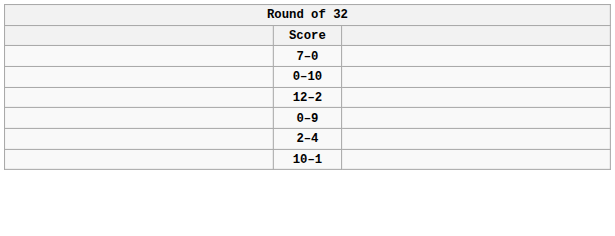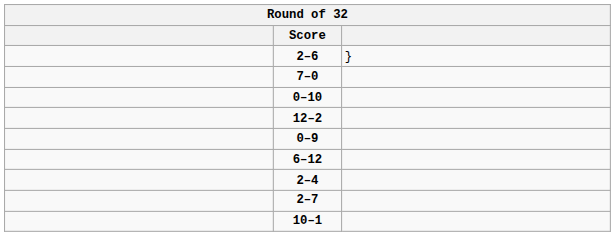+ row: (307, 56)
+ row: (307, 159)
+ row: (307, 200)
